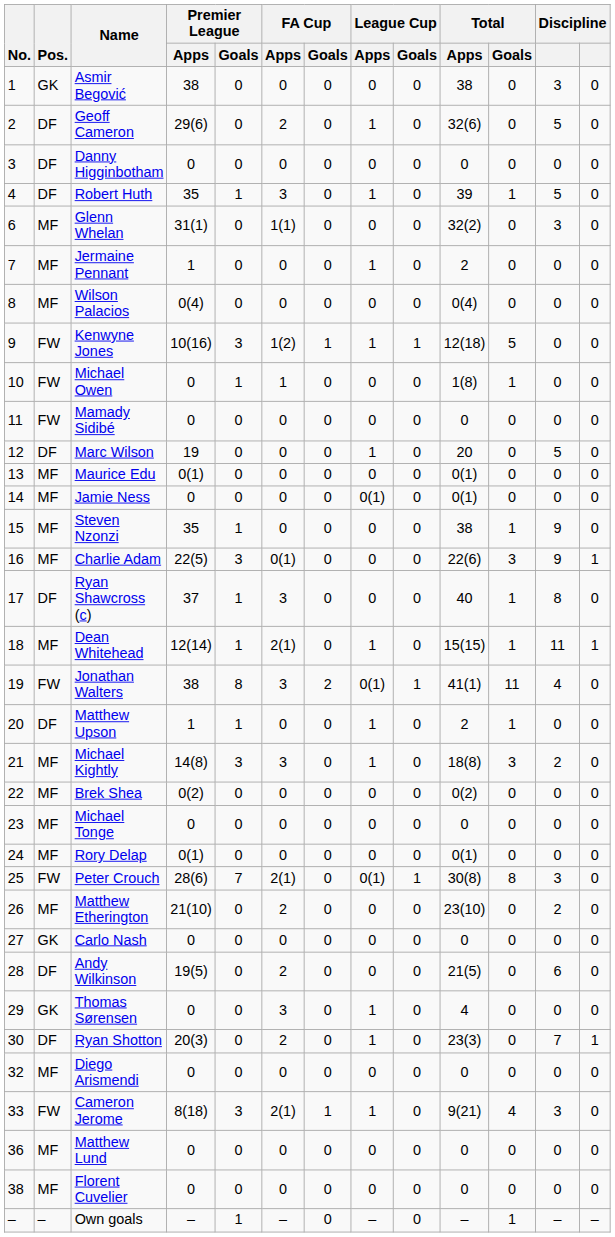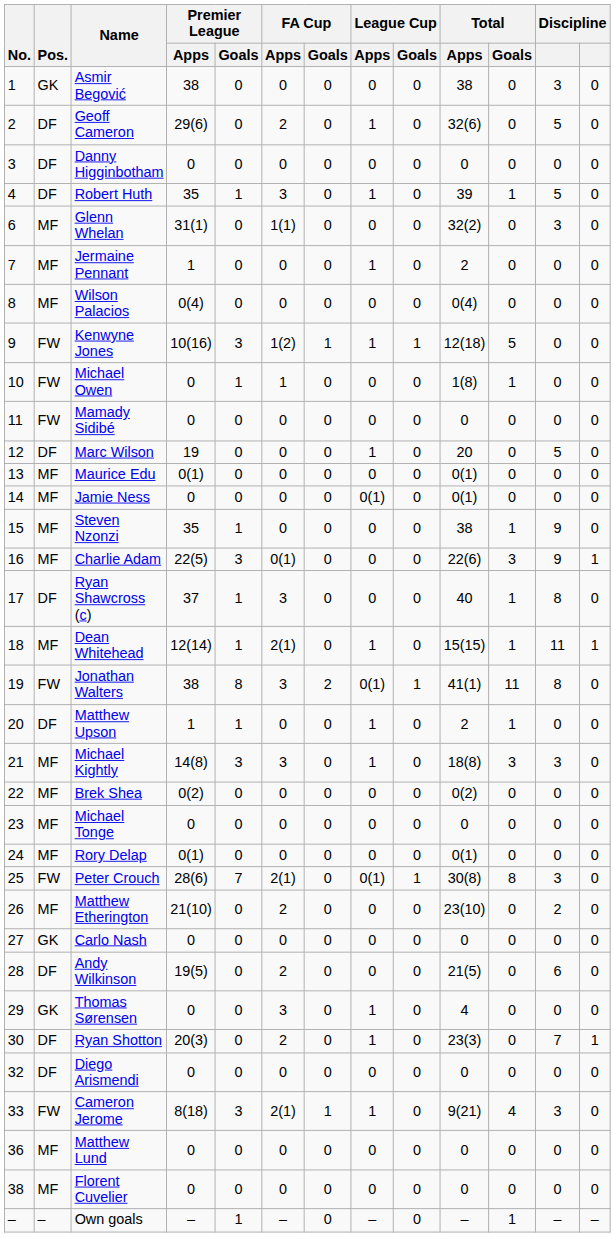(558, 684) 4 -> (558, 684) 8
(558, 762) 2 -> (558, 762) 3
(48, 1072) MF -> (47, 1072) DF
